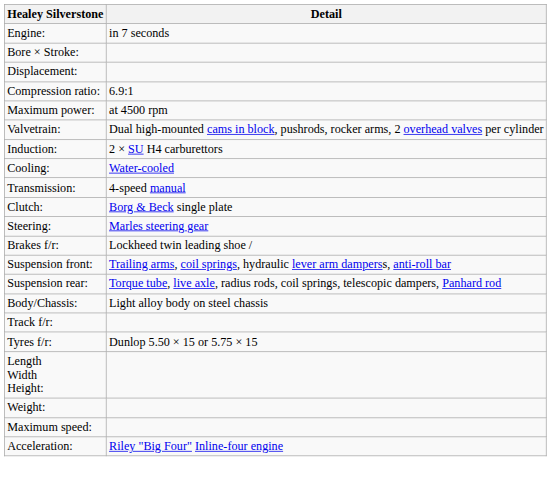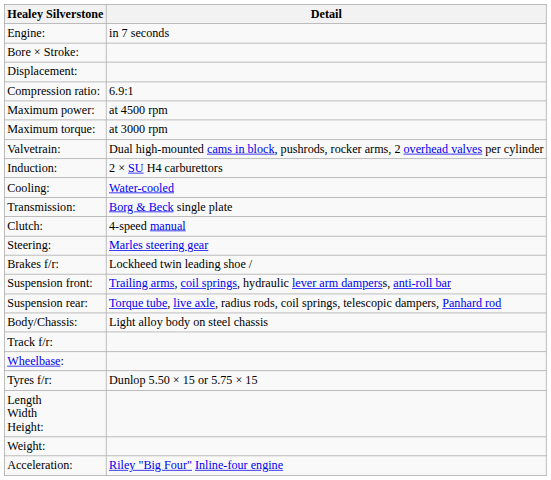+ row: (51, 129)
(147, 187) 4-speed manual -> (171, 206) Borg & Beck single plate
(171, 206) Borg & Beck single plate -> (147, 226) 4-speed manual
+ row: (36, 361)
- row: (50, 427)
